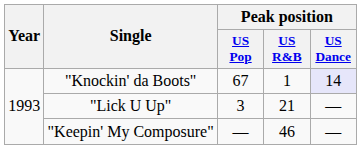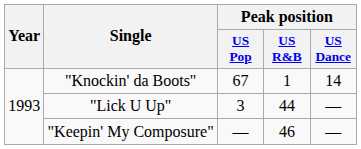(333, 80) lavender background -> (333, 80) no background
(287, 106) 21 -> (287, 106) 44
